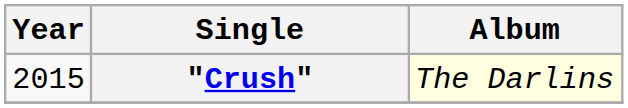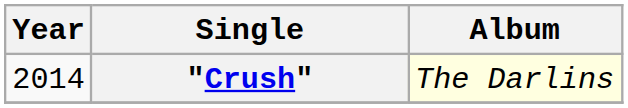(49, 79) 2015 -> (49, 79) 2014
